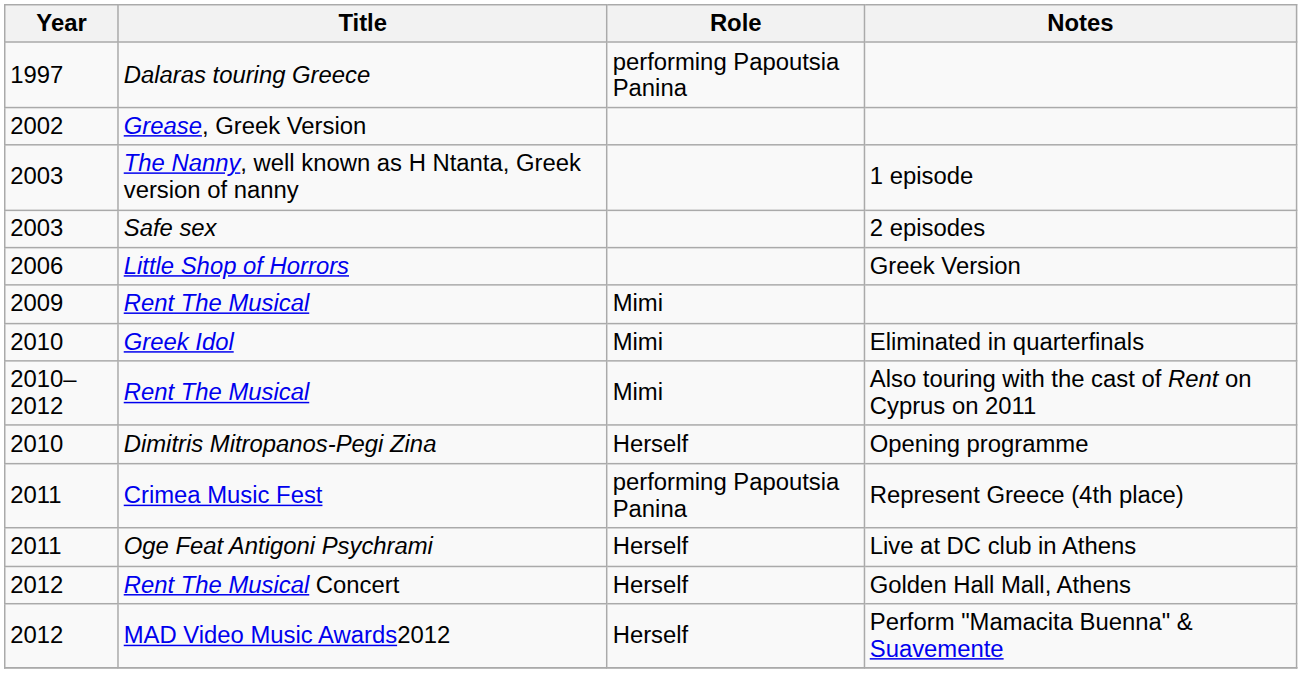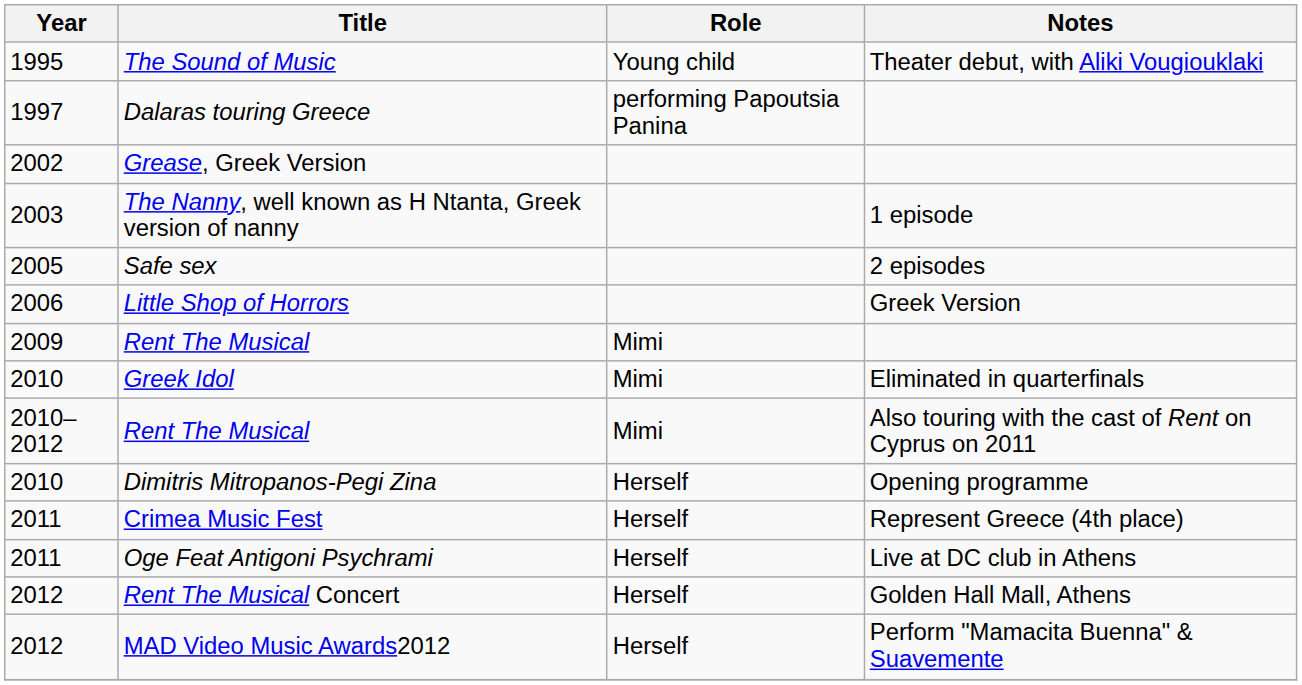+ row: (230, 61)
(37, 228) 2003 -> (37, 266) 2005
(726, 495) performing Papoutsia Panina -> (650, 519) Herself
